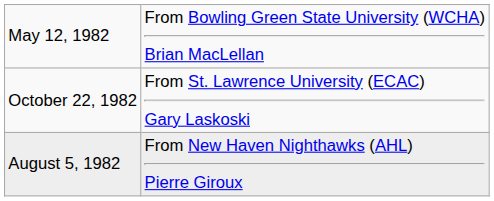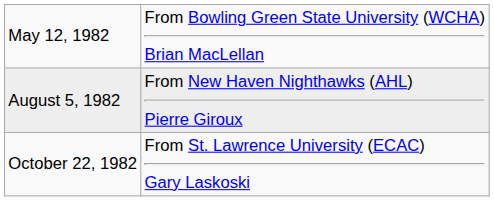rows swapped: (64, 164) <-> (73, 100)
